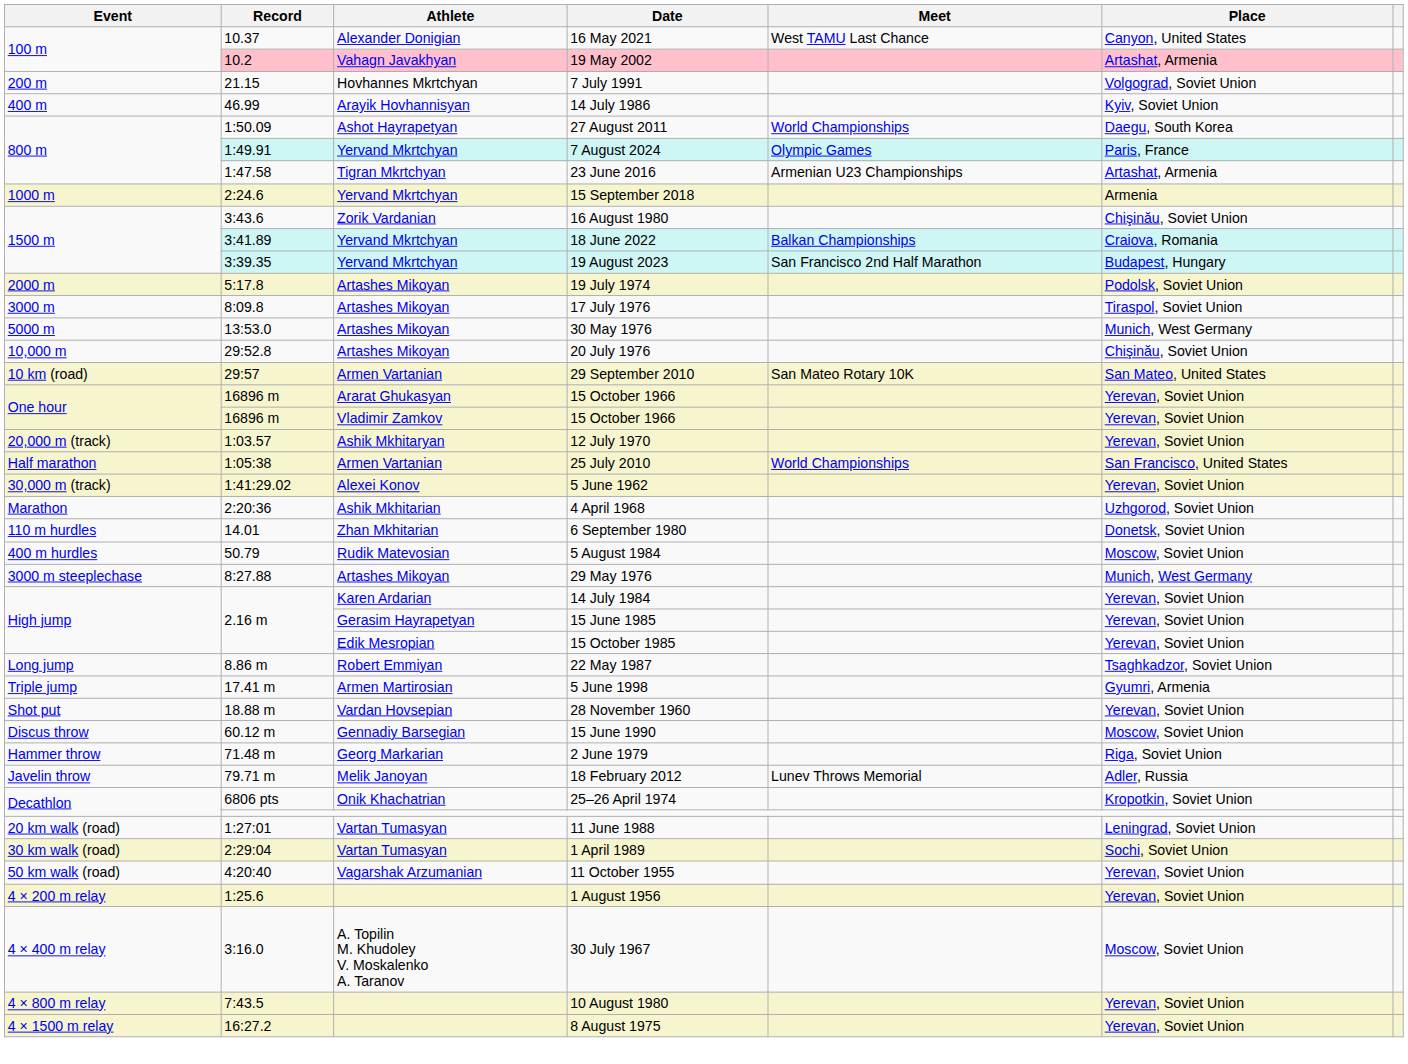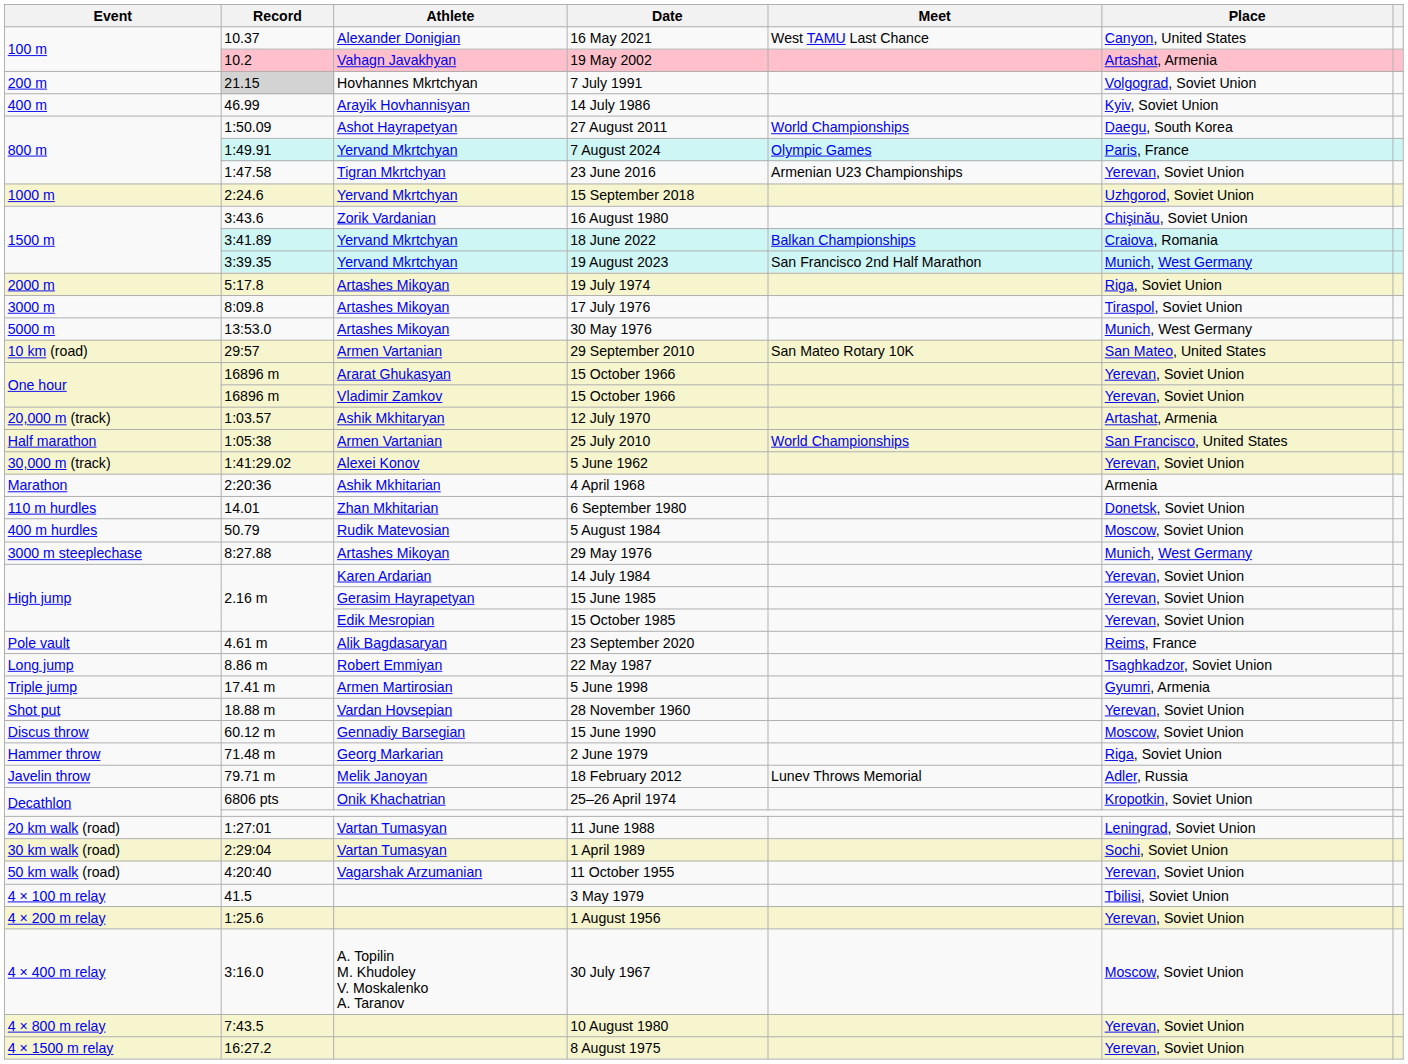(242, 83) no background -> (242, 83) lightgrey background
(1161, 172) Artashat, Armenia -> (1174, 172) Yerevan, Soviet Union
(1131, 195) Armenia -> (1179, 195) Uzhgorod, Soviet Union
(1165, 262) Budapest, Hungary -> (1178, 262) Munich, West Germany
(1174, 284) Podolsk, Soviet Union -> (1163, 284) Riga, Soviet Union
- row: (393, 352)
(1174, 441) Yerevan, Soviet Union -> (1161, 419) Artashat, Armenia
(1179, 508) Uzhgorod, Soviet Union -> (1131, 486) Armenia
+ row: (392, 642)
+ row: (450, 895)
